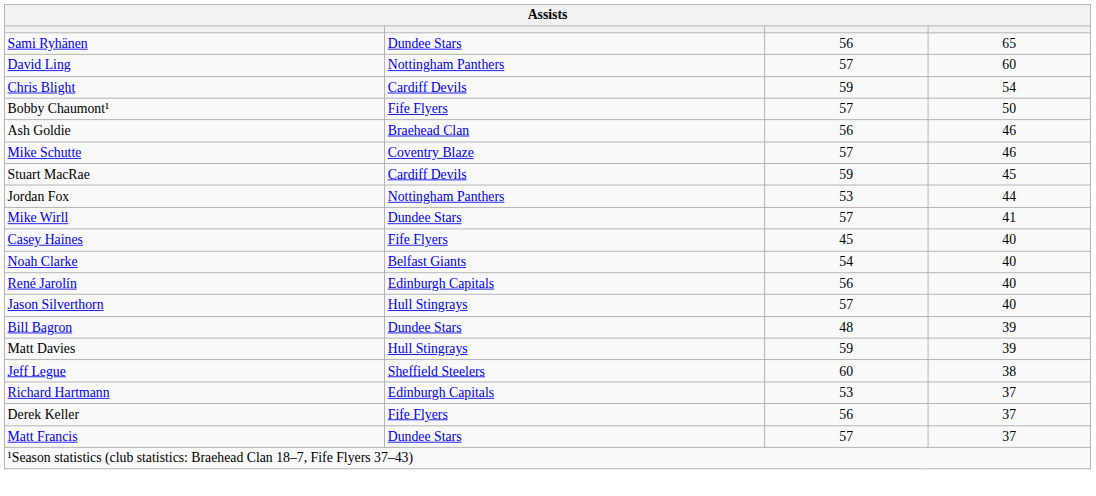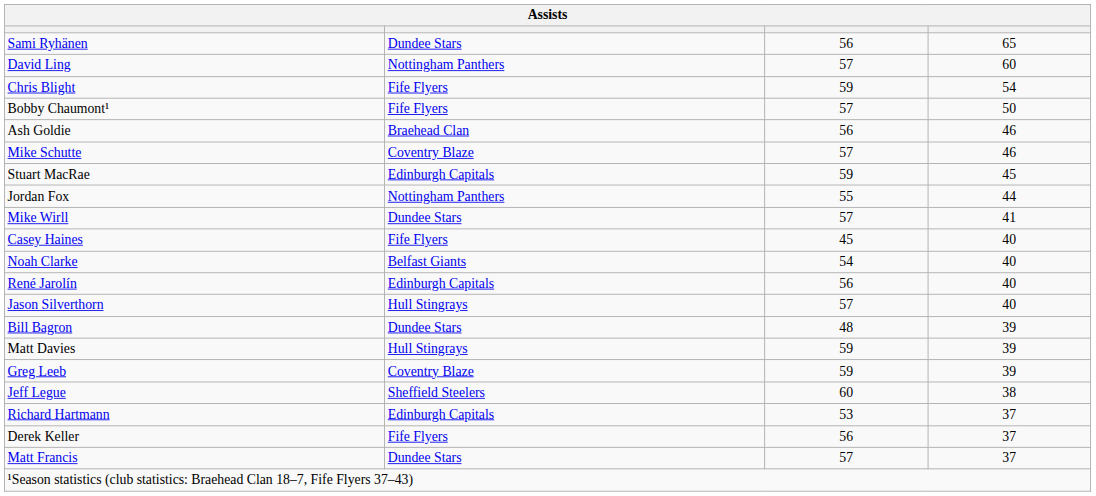(427, 87) Cardiff Devils -> (418, 87) Fife Flyers
(427, 174) Cardiff Devils -> (441, 174) Edinburgh Capitals
(846, 196) 53 -> (846, 196) 55
+ row: (37, 370)
